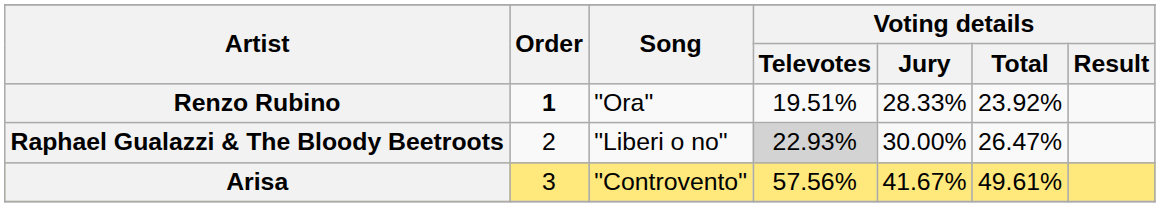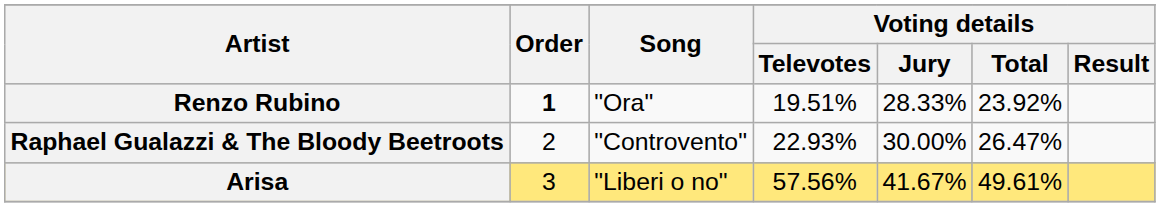(661, 142) "Liberi o no" -> (671, 142) "Controvento"
(815, 142) lightgrey background -> (815, 142) no background
(671, 181) "Controvento" -> (661, 181) "Liberi o no"
